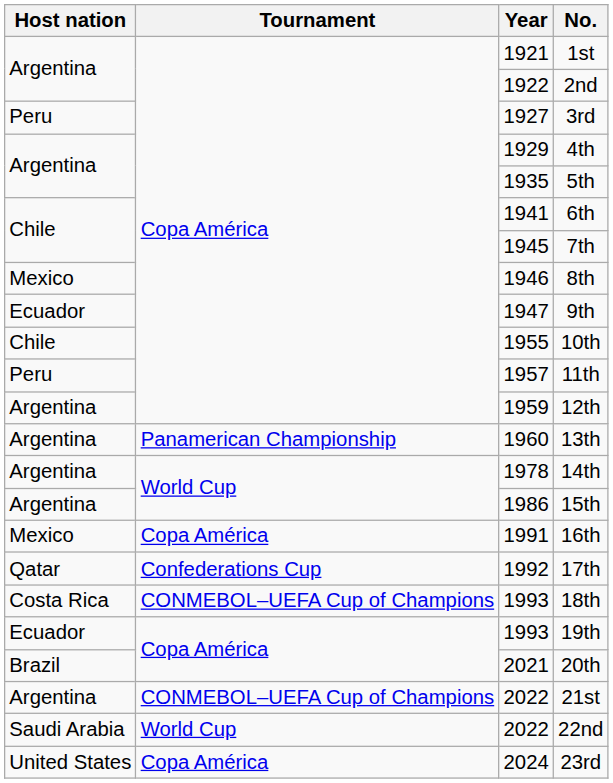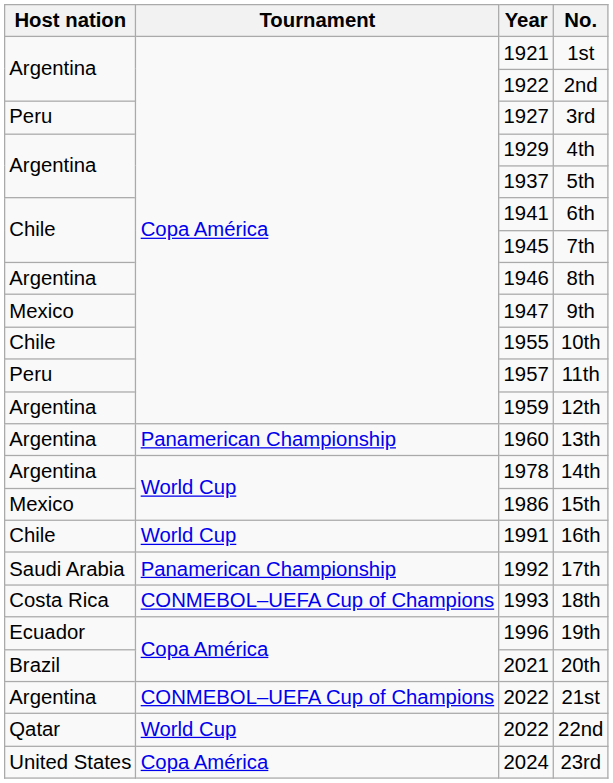(526, 181) 1935 -> (526, 181) 1937
(42, 278) Mexico -> (53, 278) Argentina
(47, 310) Ecuador -> (42, 310) Mexico
(53, 504) Argentina -> (42, 504) Mexico
(42, 536) Mexico -> (32, 536) Chile
(205, 536) Copa América -> (188, 536) World Cup
(35, 568) Qatar -> (67, 568) Saudi Arabia
(231, 568) Confederations Cup -> (268, 568) Panamerican Championship
(526, 632) 1993 -> (526, 632) 1996
(67, 729) Saudi Arabia -> (35, 729) Qatar
